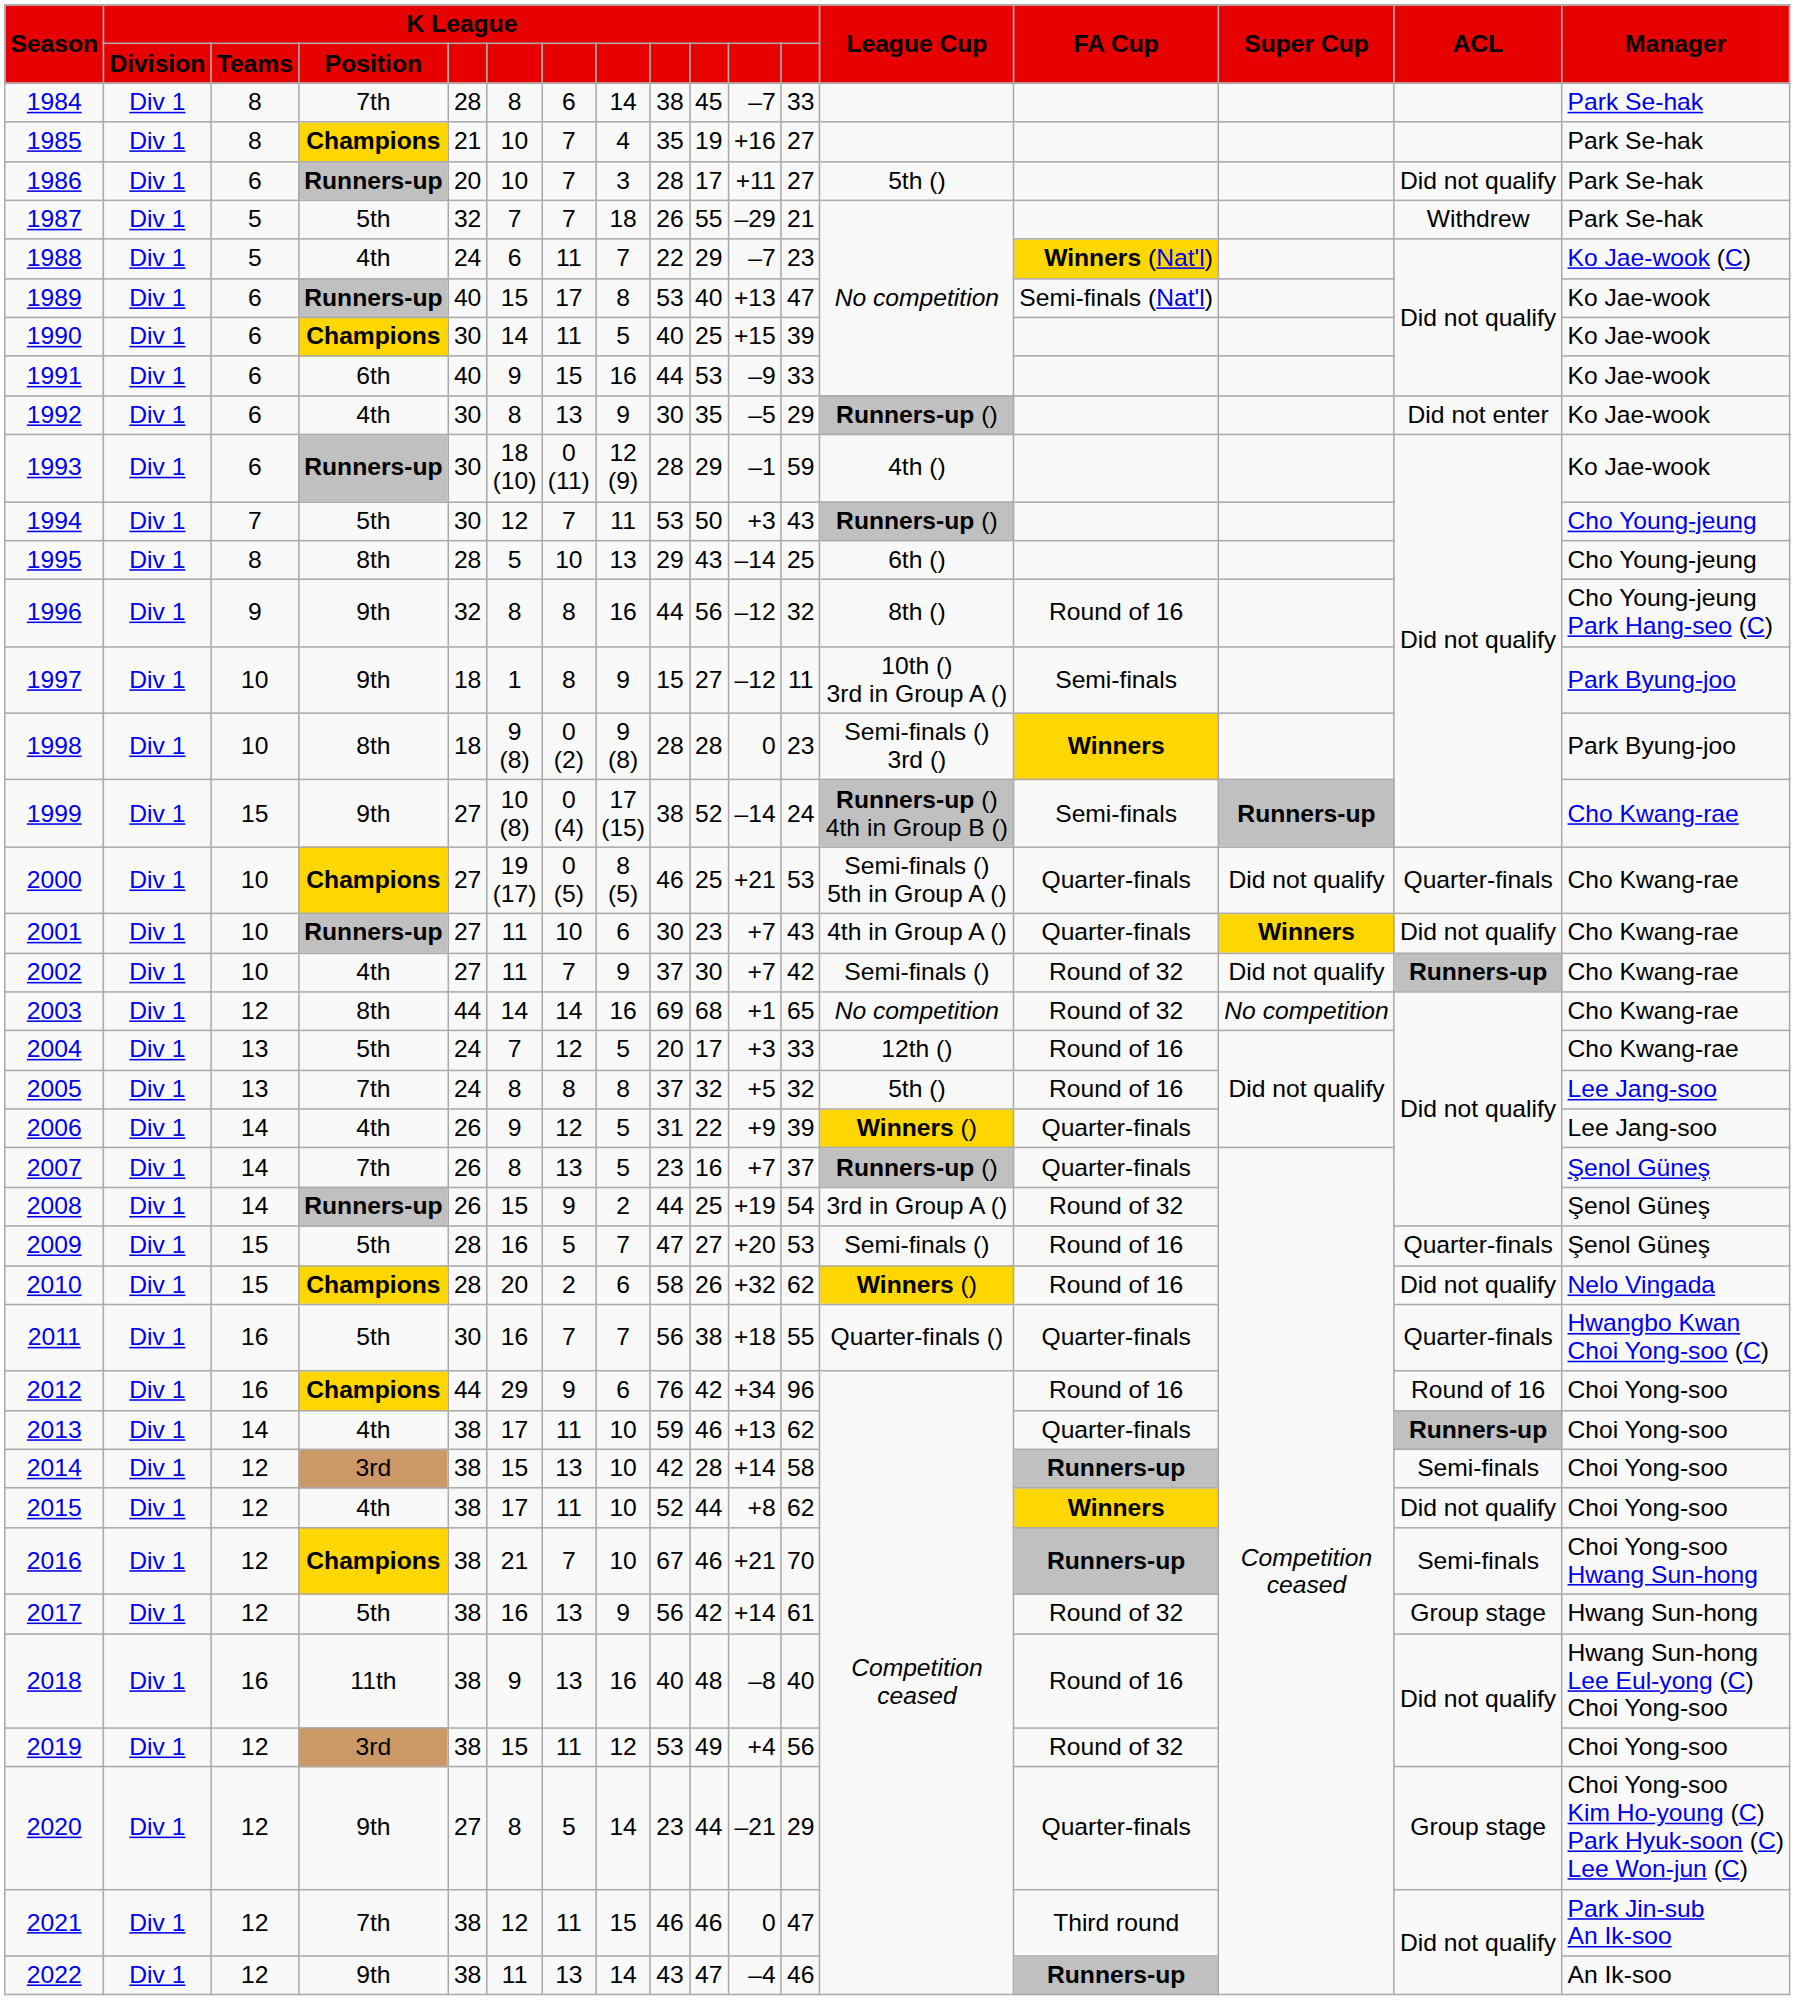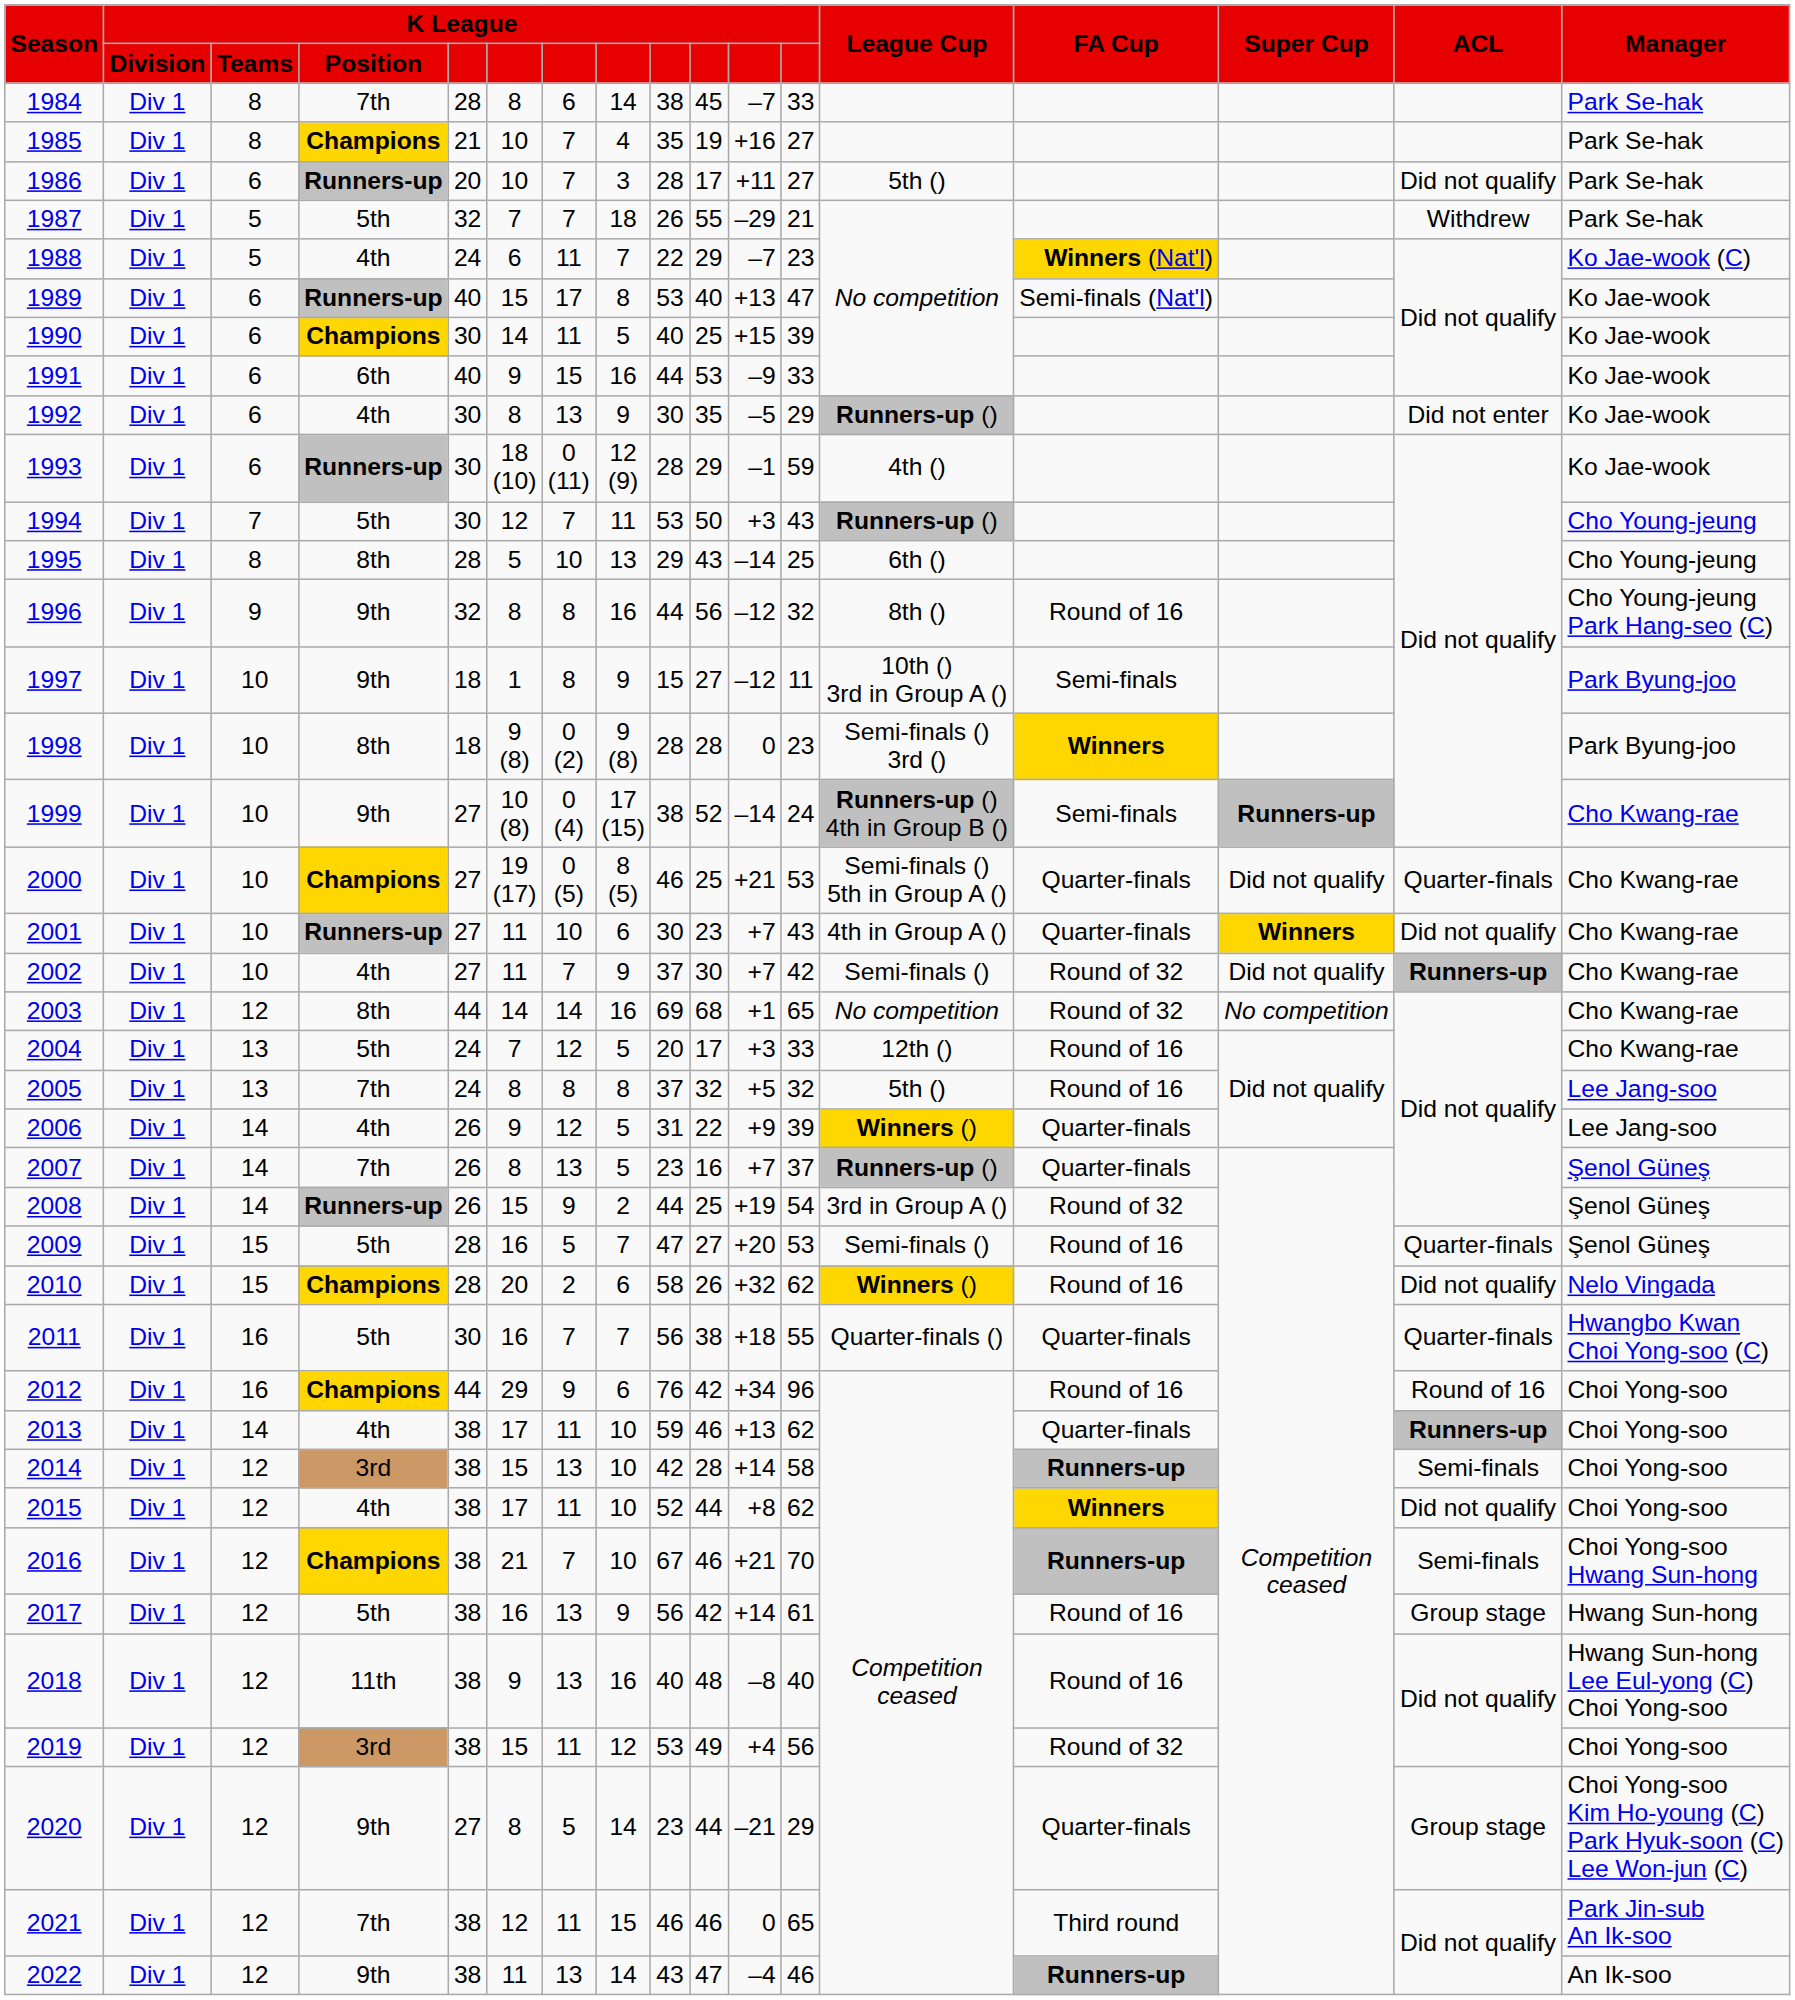(255, 813) 15 -> (255, 813) 10
(1116, 1613) Round of 32 -> (1116, 1613) Round of 16
(255, 1680) 16 -> (255, 1680) 12
(801, 1922) 47 -> (801, 1922) 65
